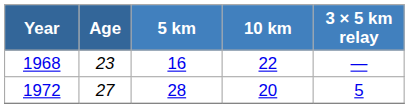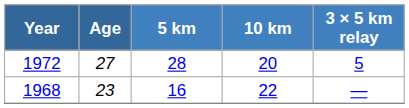rows swapped: (42, 64) <-> (42, 90)
